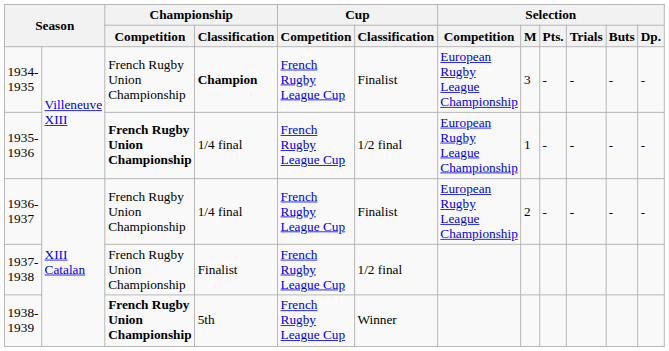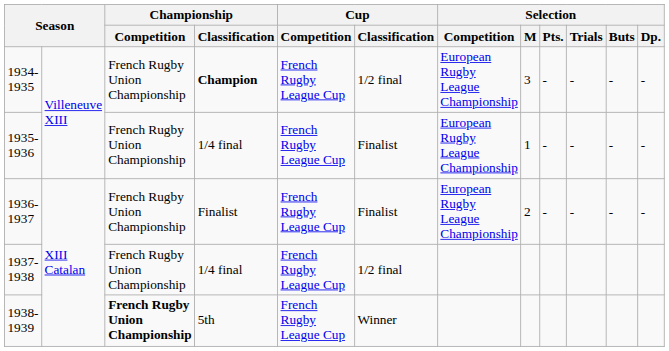(377, 79) Finalist -> (380, 79) 1/2 final
(150, 145) bold -> (147, 145) normal
(380, 145) 1/2 final -> (377, 145) Finalist
(220, 211) 1/4 final -> (218, 211) Finalist
(218, 269) Finalist -> (220, 269) 1/4 final
